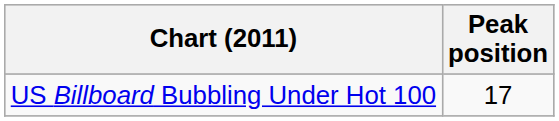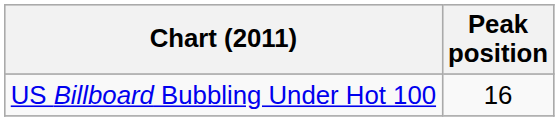(498, 94) 17 -> (498, 94) 16
